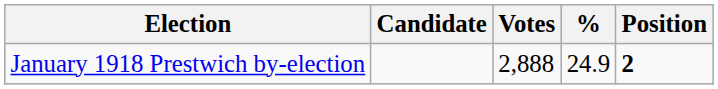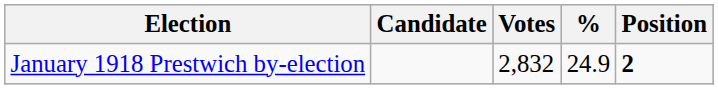(526, 63) 2,888 -> (526, 63) 2,832
